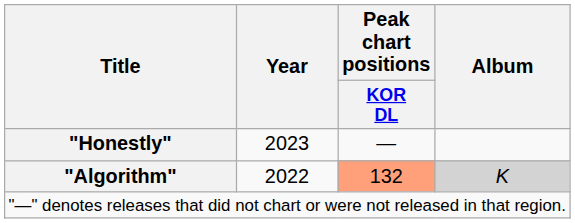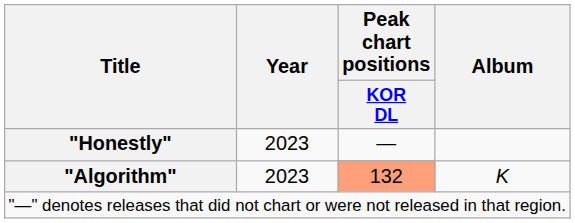(287, 175) 2022 -> (287, 175) 2023
(502, 175) lightgrey background -> (502, 175) no background
